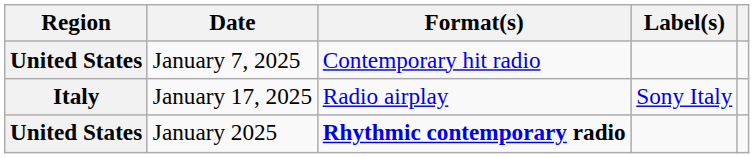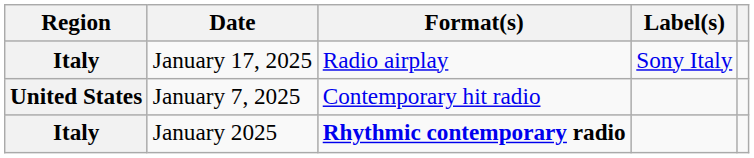rows swapped: (227, 59) <-> (232, 96)
(76, 133) United States -> (76, 133) Italy
